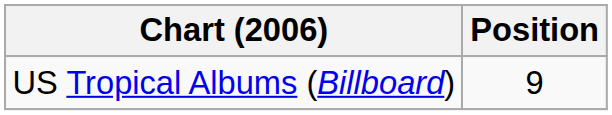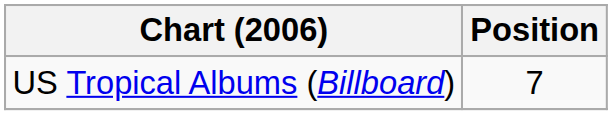(535, 82) 9 -> (535, 82) 7
